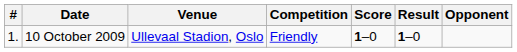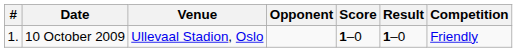columns swapped: (477, 15) <-> (309, 15)
